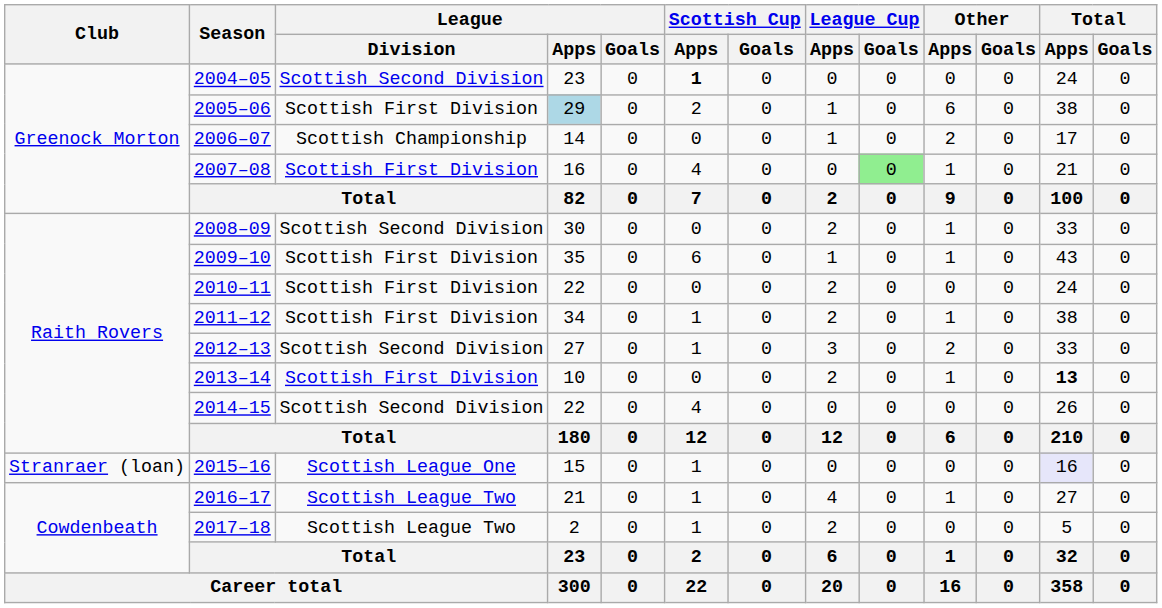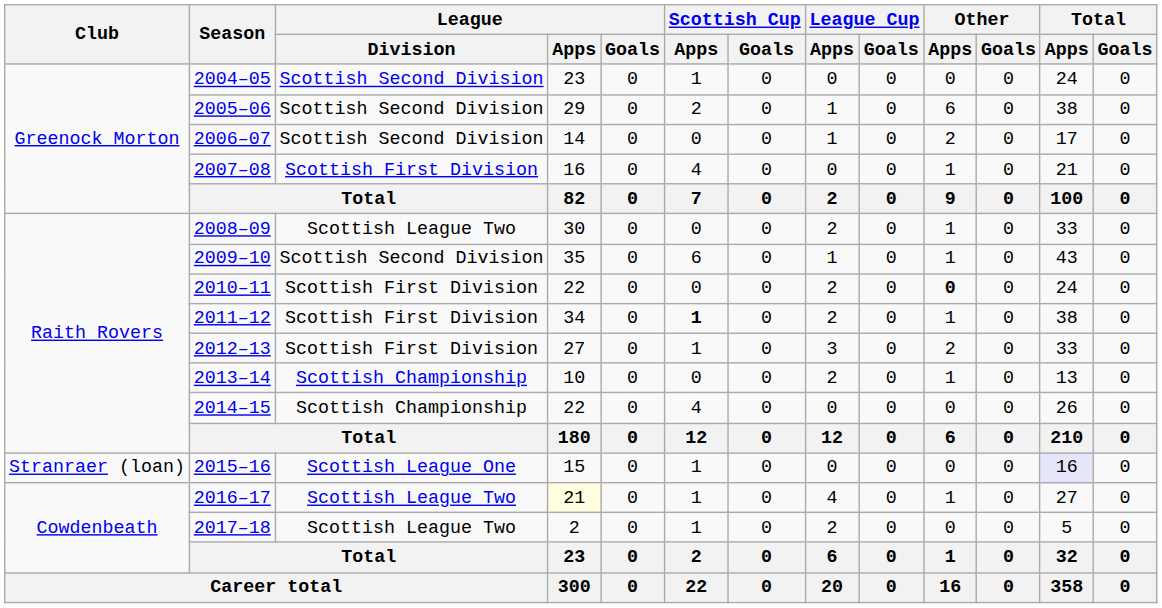(696, 79) bold -> (696, 79) normal
(412, 109) Scottish First Division -> (412, 109) Scottish Second Division
(574, 109) lightblue background -> (574, 109) no background
(412, 139) Scottish Championship -> (412, 139) Scottish Second Division
(891, 169) lightgreen background -> (891, 169) no background
(412, 229) Scottish Second Division -> (412, 229) Scottish League Two
(412, 259) Scottish First Division -> (412, 259) Scottish Second Division
(950, 289) normal -> (950, 289) bold
(696, 318) normal -> (696, 318) bold
(412, 348) Scottish Second Division -> (412, 348) Scottish First Division
(412, 378) Scottish First Division -> (412, 378) Scottish Championship
(1067, 378) bold -> (1067, 378) normal
(412, 408) Scottish Second Division -> (412, 408) Scottish Championship
(574, 498) no background -> (574, 498) lightyellow background
